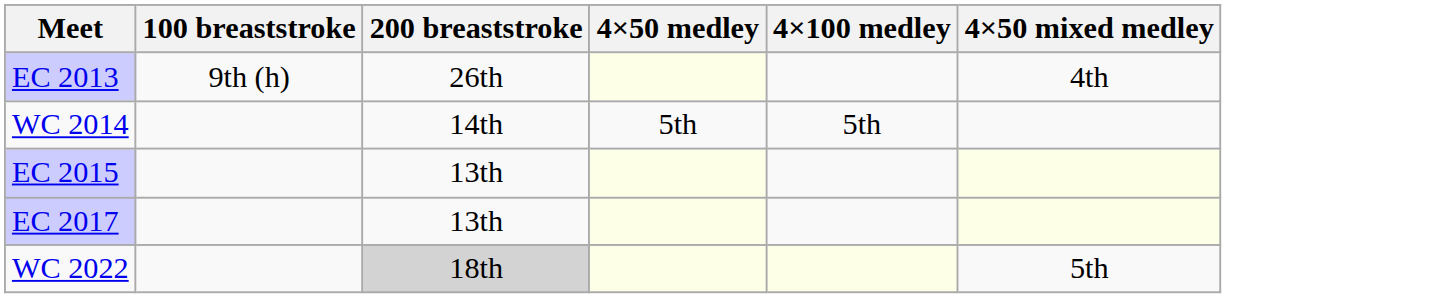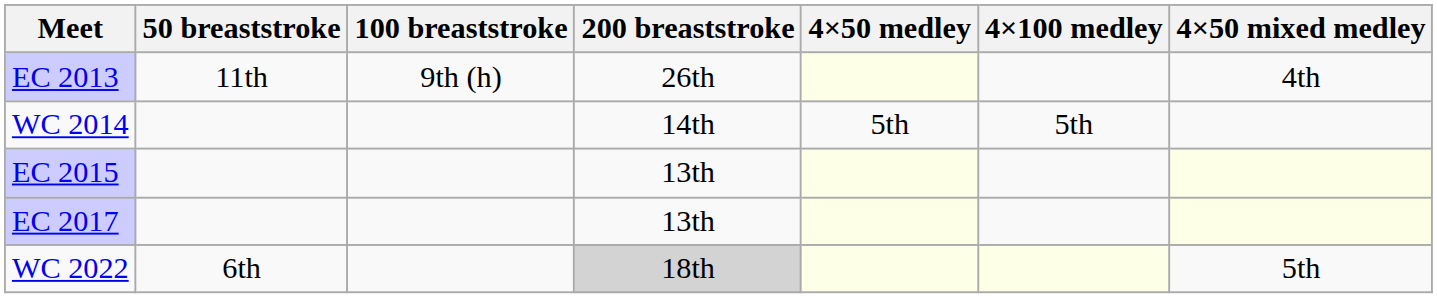+ column: (242, 28)
